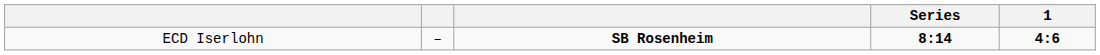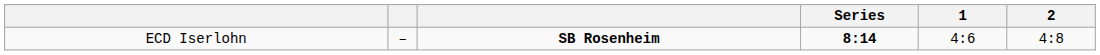+ column: (1051, 16)
(1047, 39) bold -> (963, 39) normal
